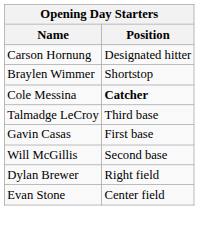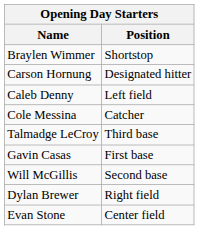rows swapped: (49, 54) <-> (51, 74)
+ row: (40, 94)
(126, 94) bold -> (124, 114) normal
